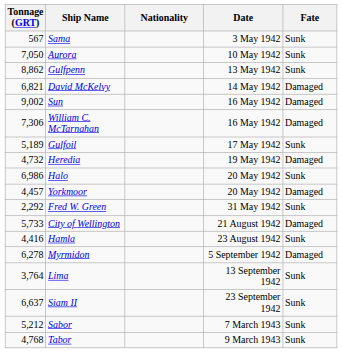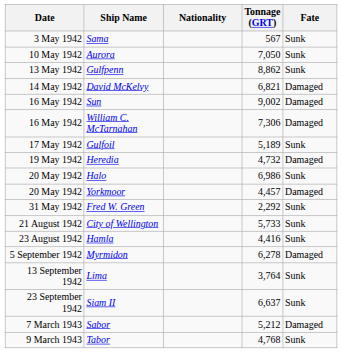columns swapped: (243, 17) <-> (25, 17)
(304, 223) Damaged -> (295, 223) Sunk
(295, 324) Sunk -> (304, 324) Damaged
